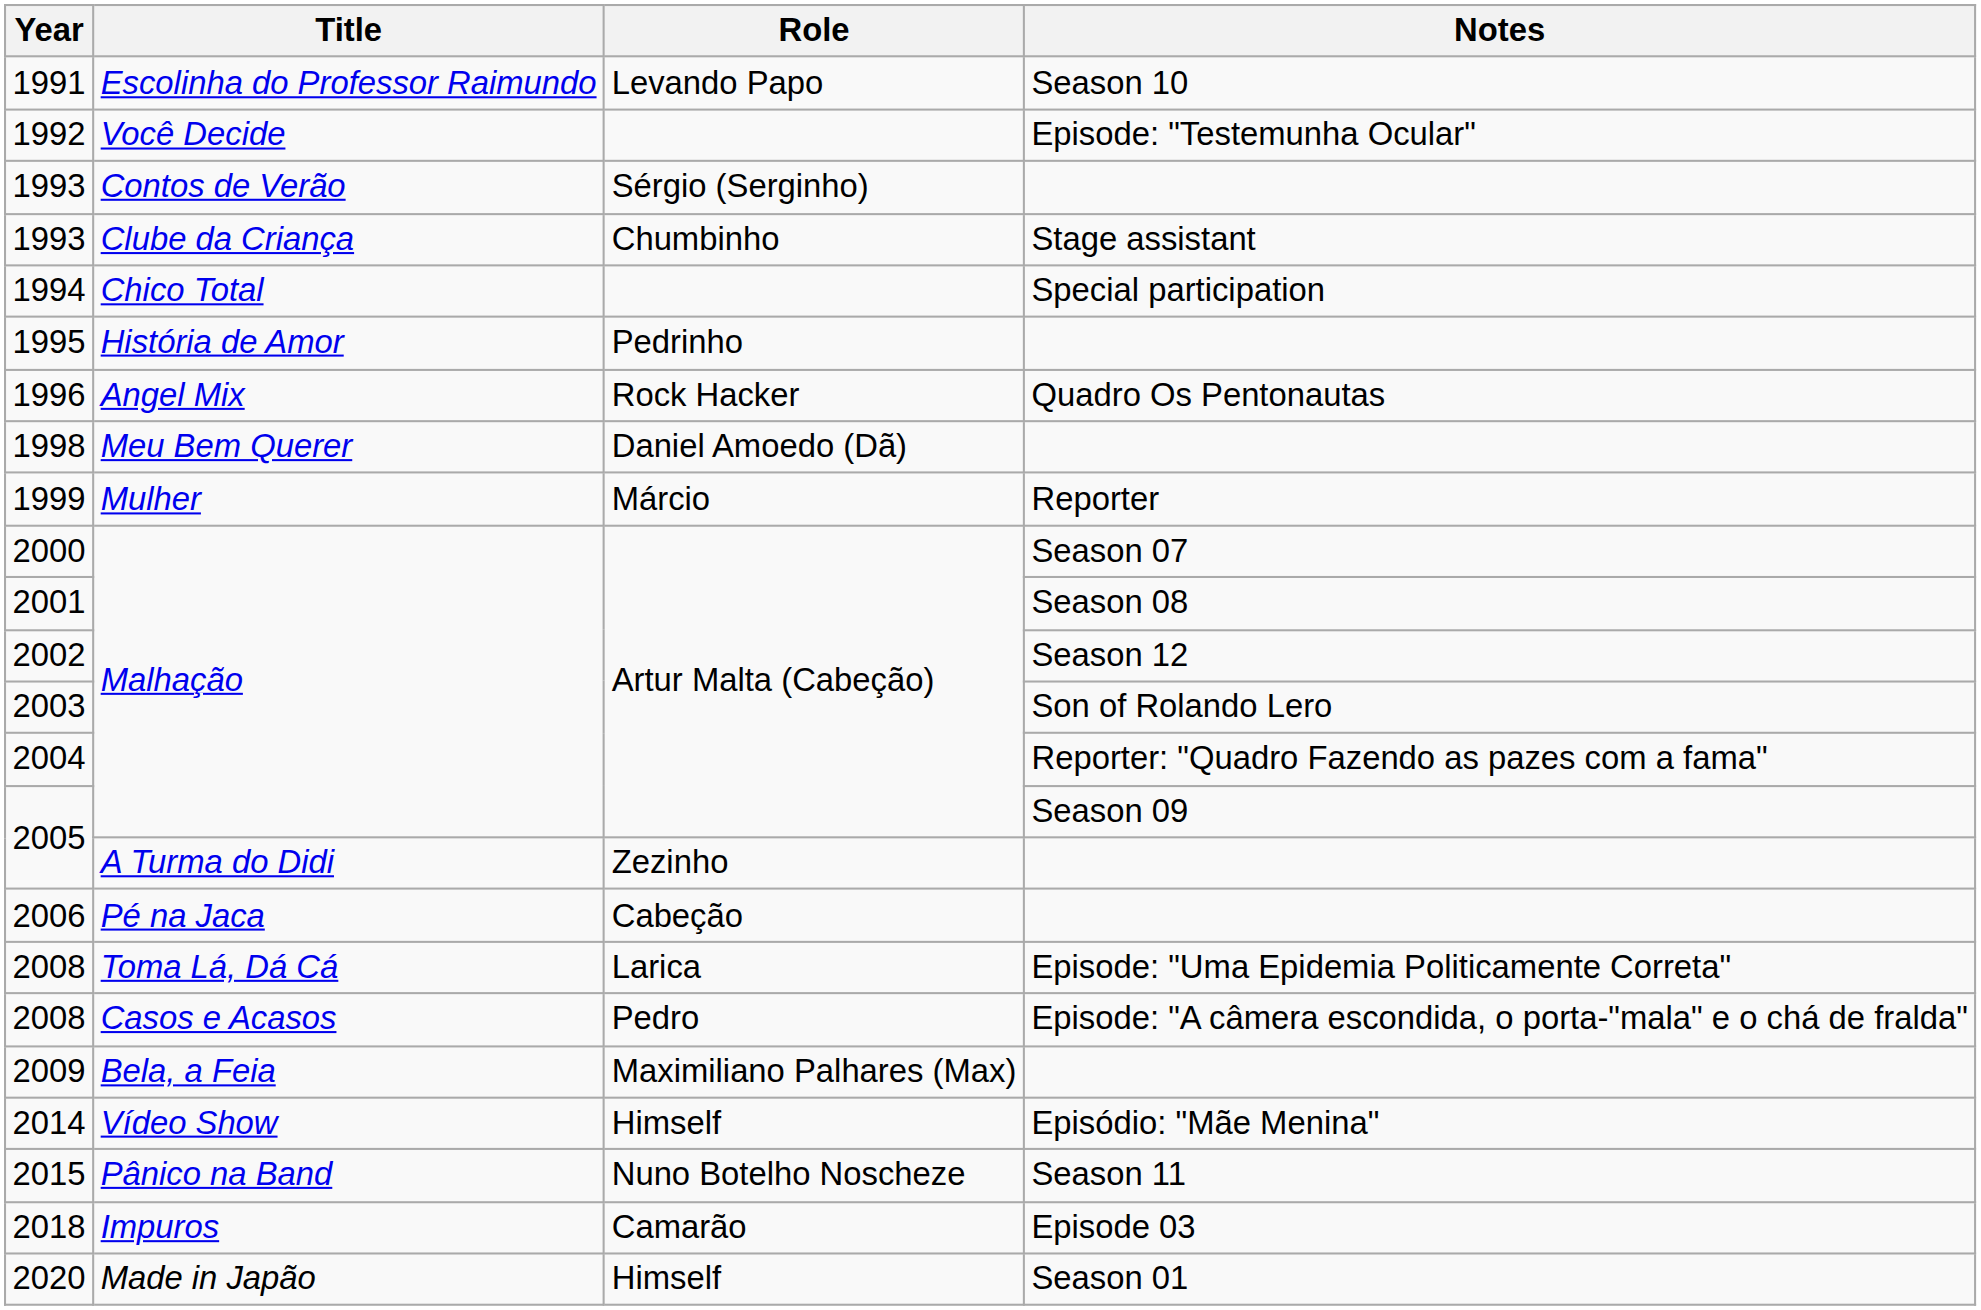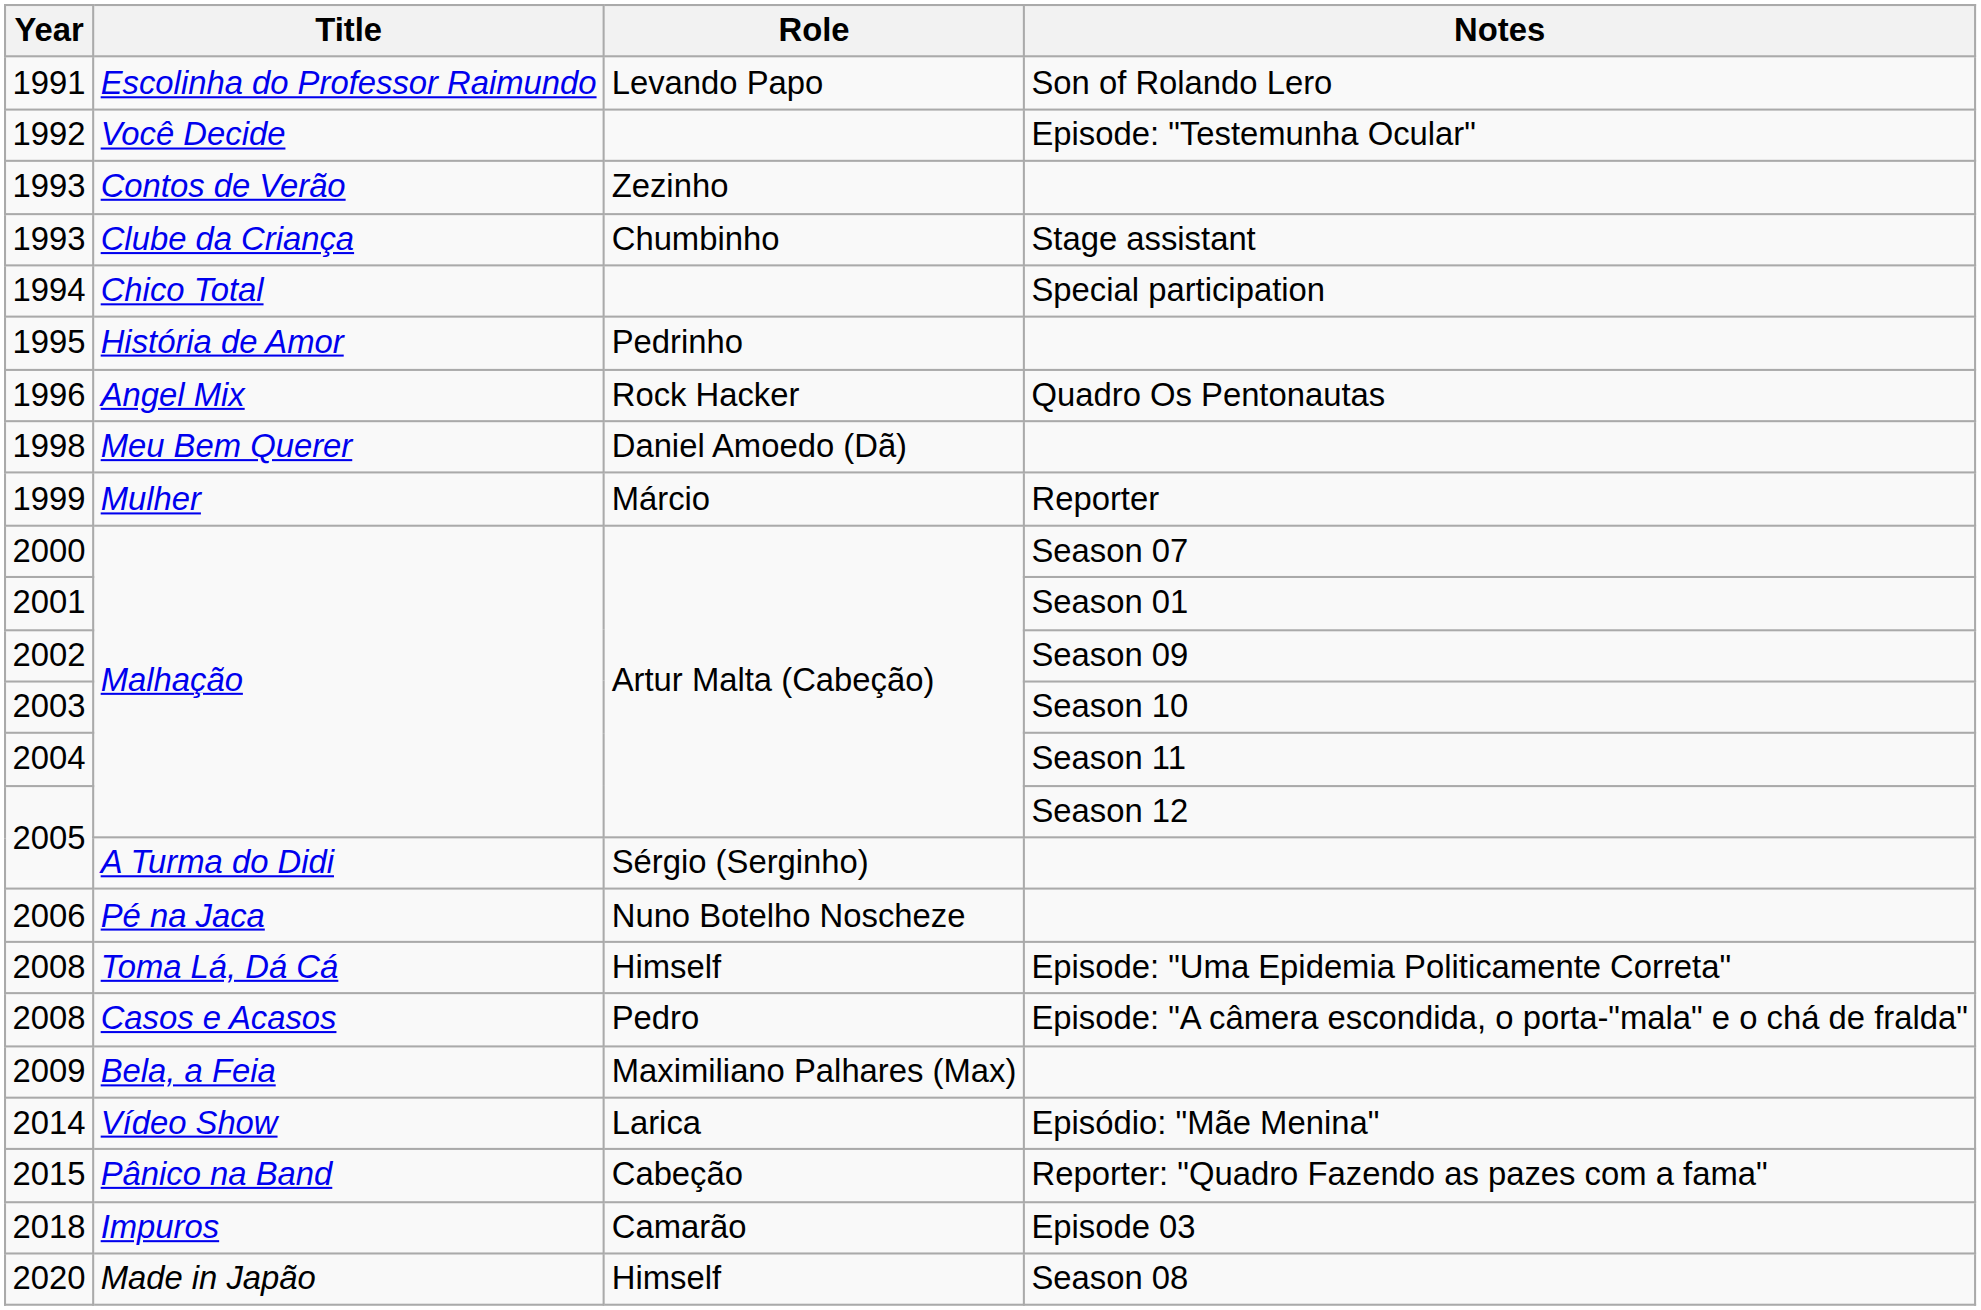(1110, 82) Season 10 -> (1182, 82) Son of Rolando Lero
(740, 186) Sérgio (Serginho) -> (670, 186) Zezinho
(1110, 602) Season 08 -> (1110, 602) Season 01
(1110, 654) Season 12 -> (1110, 654) Season 09
(1182, 706) Son of Rolando Lero -> (1110, 706) Season 10
(1400, 758) Reporter: "Quadro Fazendo as pazes com a fama" -> (1109, 758) Season 11
(1110, 810) Season 09 -> (1110, 810) Season 12
(670, 862) Zezinho -> (740, 862) Sérgio (Serginho)
(677, 914) Cabeção -> (789, 914) Nuno Botelho Noscheze
(656, 966) Larica -> (666, 966) Himself
(666, 1122) Himself -> (656, 1122) Larica
(789, 1174) Nuno Botelho Noscheze -> (677, 1174) Cabeção
(1109, 1174) Season 11 -> (1400, 1174) Reporter: "Quadro Fazendo as pazes com a fama"
(1110, 1278) Season 01 -> (1110, 1278) Season 08
